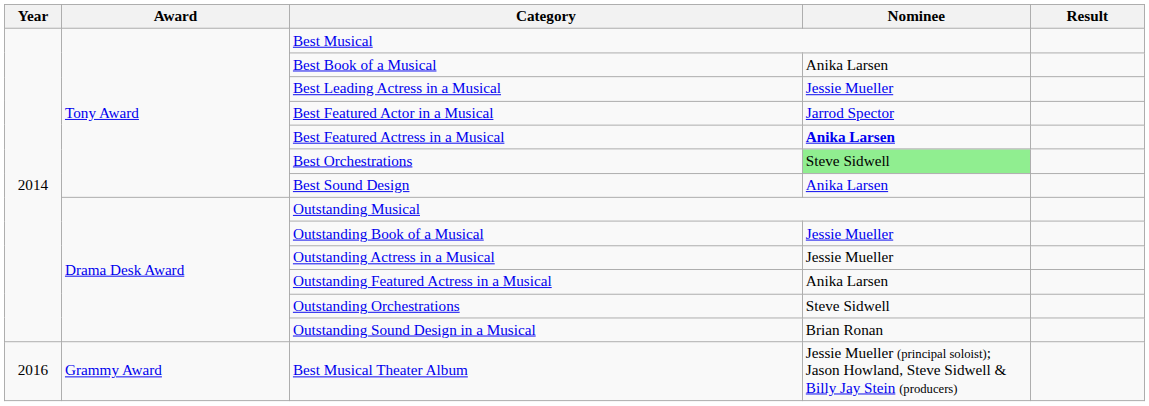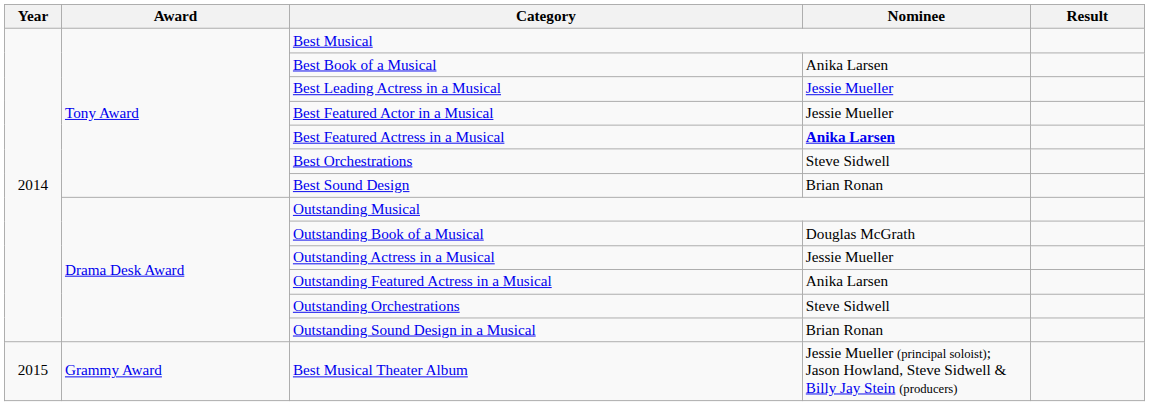(850, 112) Jarrod Spector -> (850, 112) Jessie Mueller
(848, 161) lightgreen background -> (848, 161) no background
(847, 185) Anika Larsen -> (844, 185) Brian Ronan
(850, 233) Jessie Mueller -> (860, 233) Douglas McGrath
(33, 371) 2016 -> (33, 371) 2015
